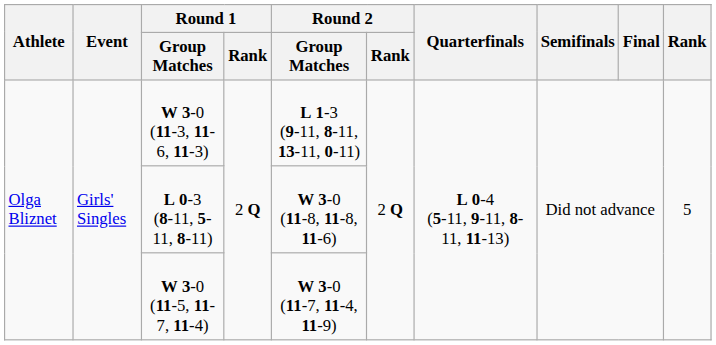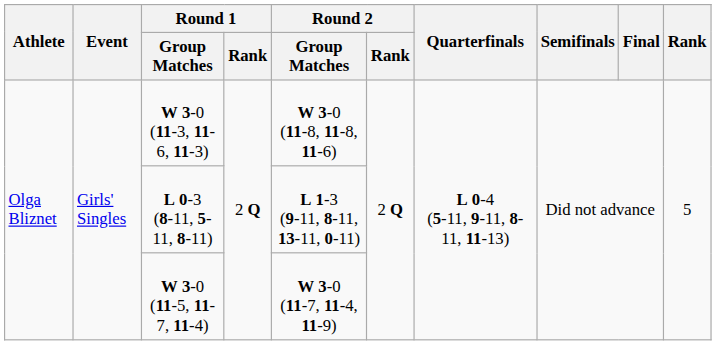(319, 132) L 1-3 (9-11, 8-11, 13-11, 0-11) -> (319, 132) W 3-0 (11-8, 11-8, 11-6)
(319, 219) W 3-0 (11-8, 11-8, 11-6) -> (319, 219) L 1-3 (9-11, 8-11, 13-11, 0-11)
